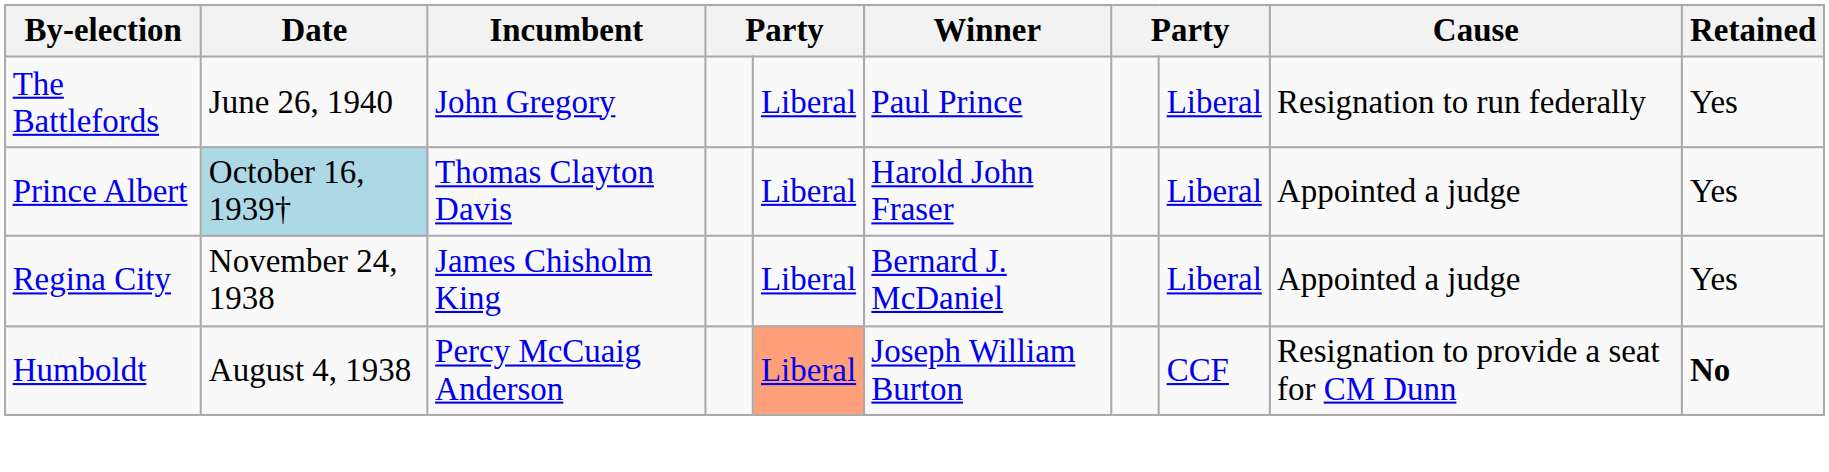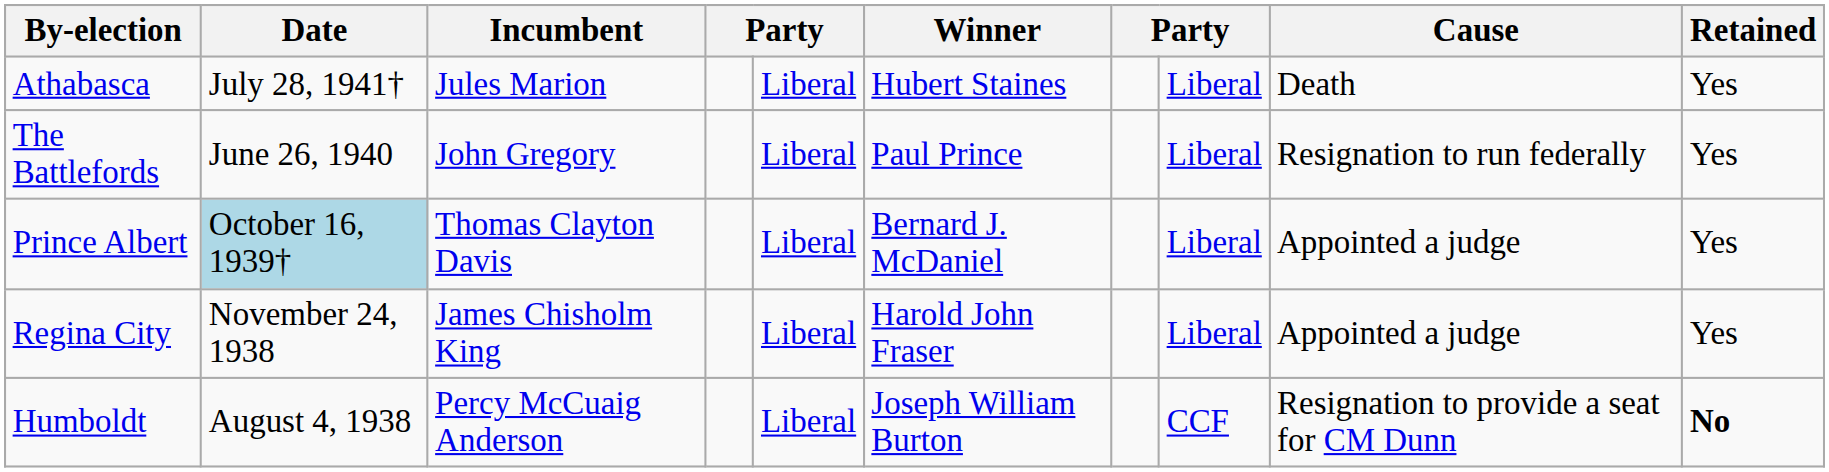+ row: (81, 82)
(952, 190) Harold John Fraser -> (939, 243) Bernard J. McDaniel
(939, 280) Bernard J. McDaniel -> (952, 332) Harold John Fraser
(809, 369) lightsalmon background -> (809, 421) no background
